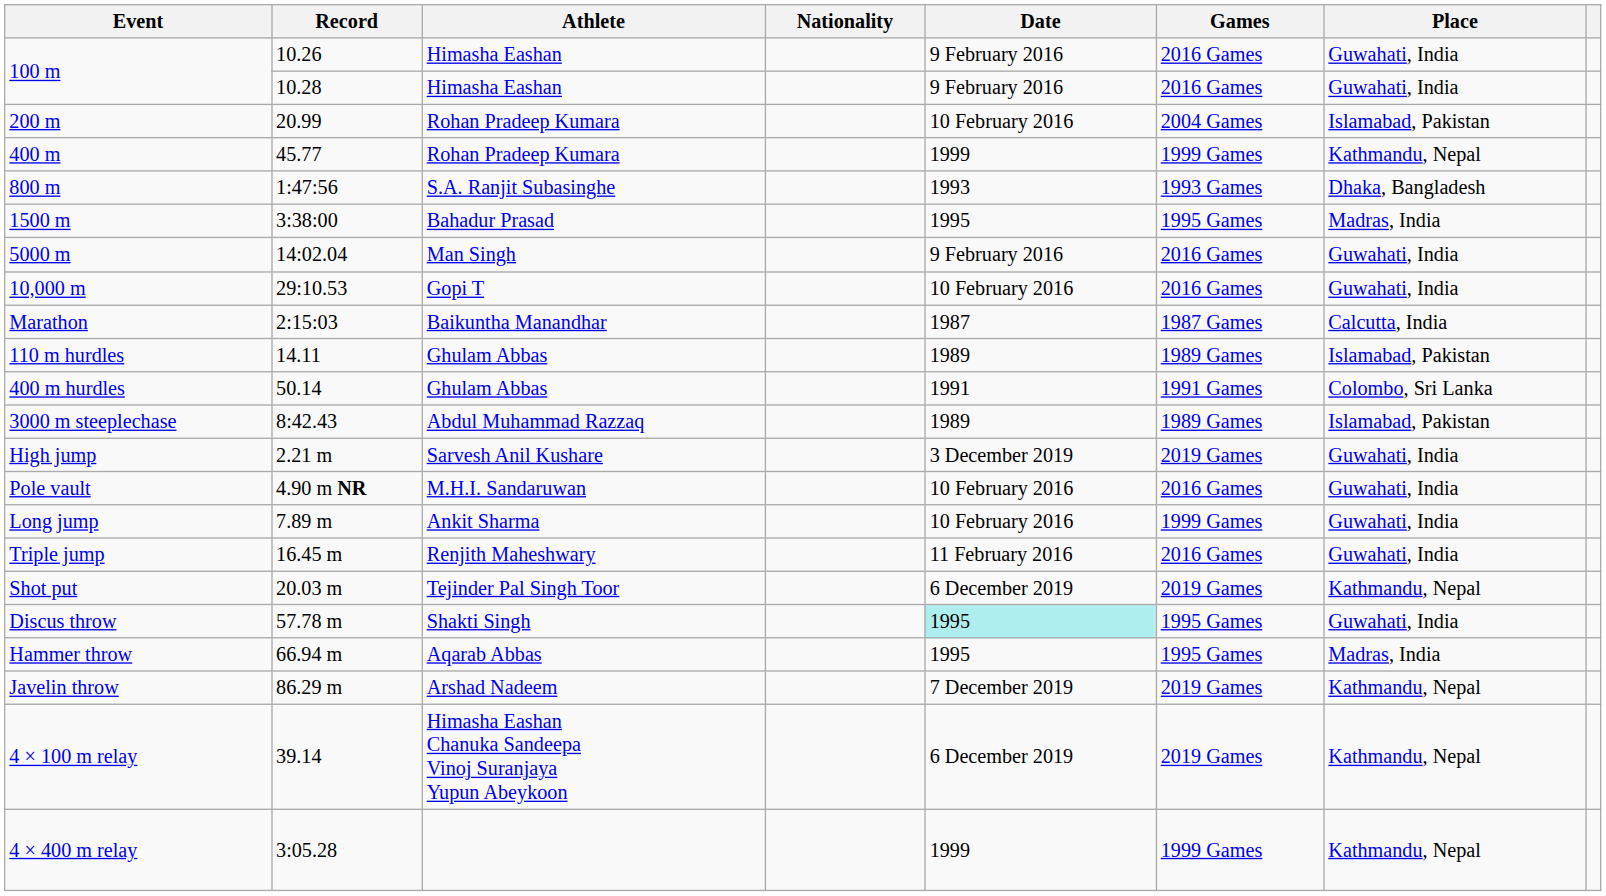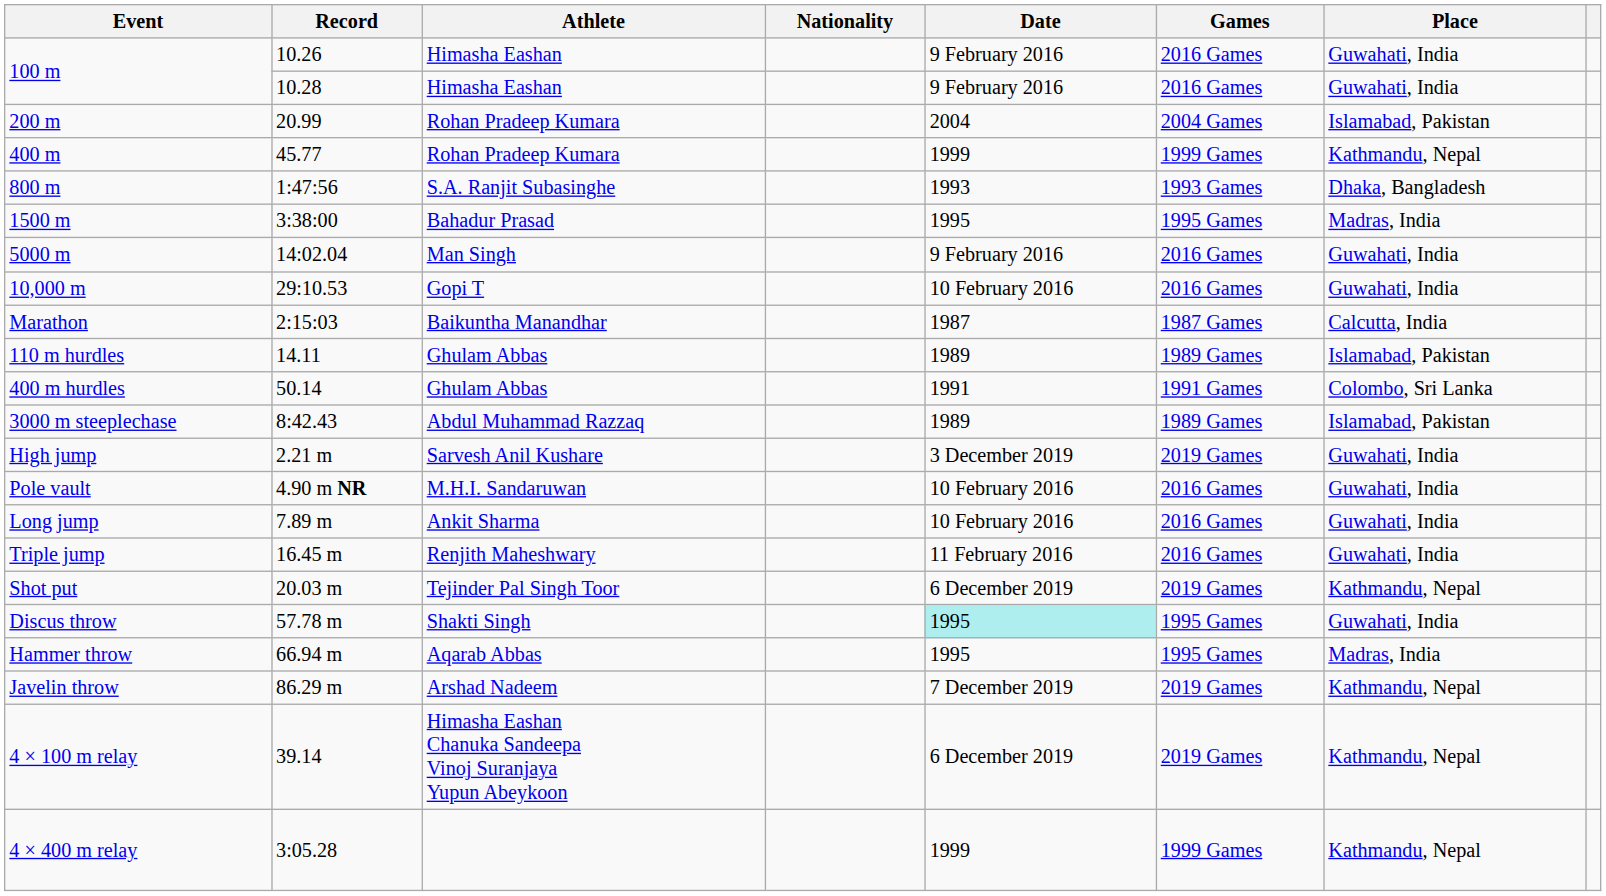(1001, 121) 10 February 2016 -> (950, 121) 2004
(1212, 521) 1999 Games -> (1212, 521) 2016 Games
